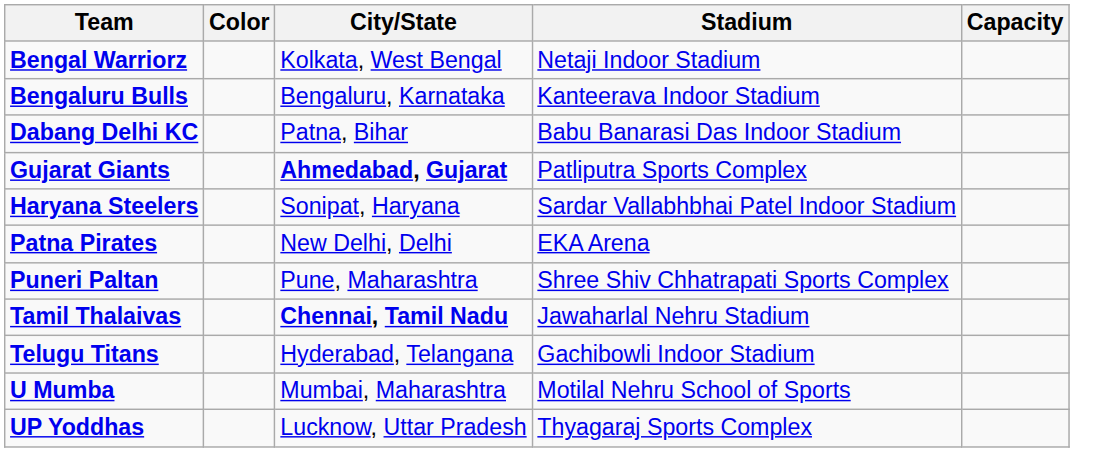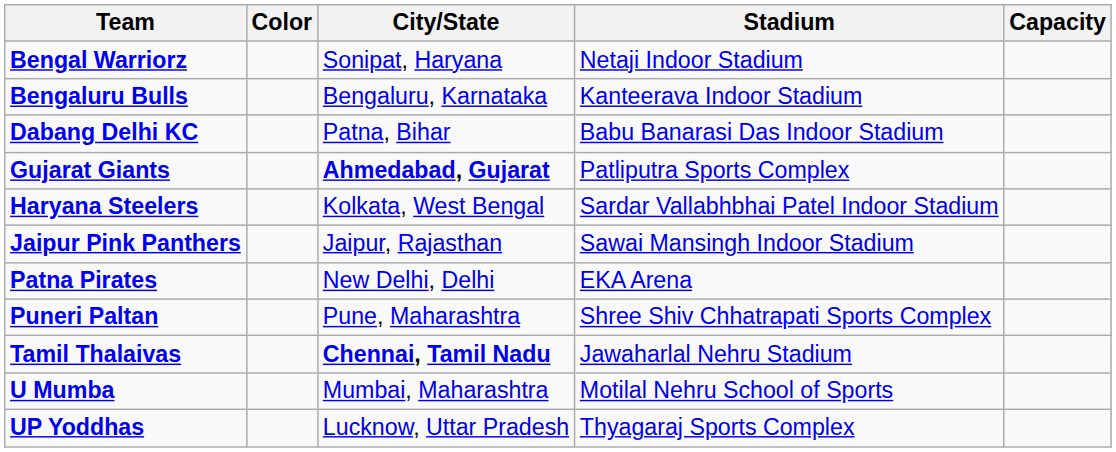(391, 59) Kolkata, West Bengal -> (412, 59) Sonipat, Haryana
(370, 206) Sonipat, Haryana -> (434, 206) Kolkata, West Bengal
+ row: (125, 243)
- row: (84, 354)
